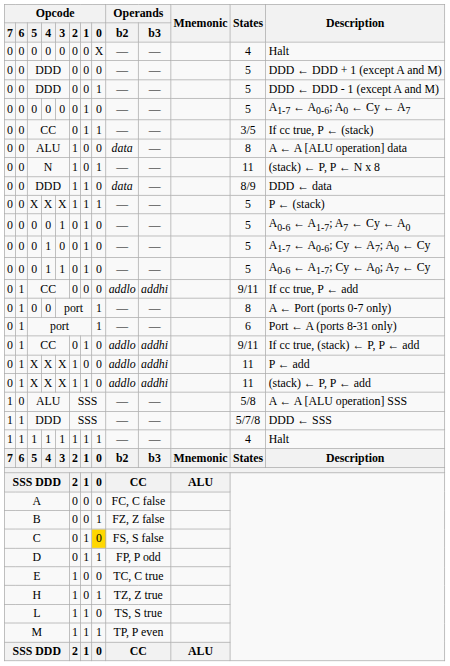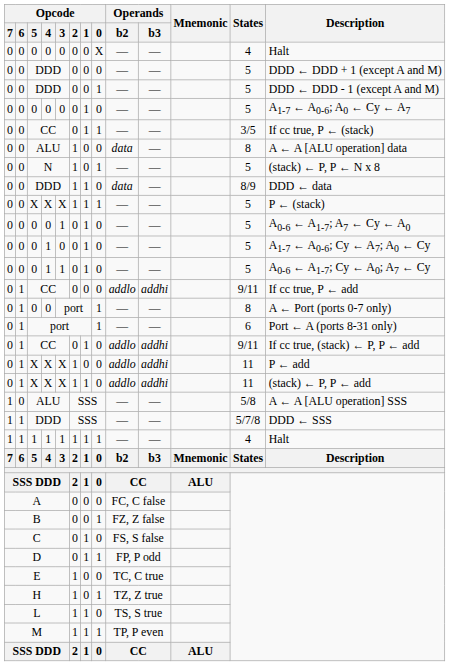(248, 167) 11 -> (248, 167) 5
(99, 538) gold background -> (99, 538) no background
